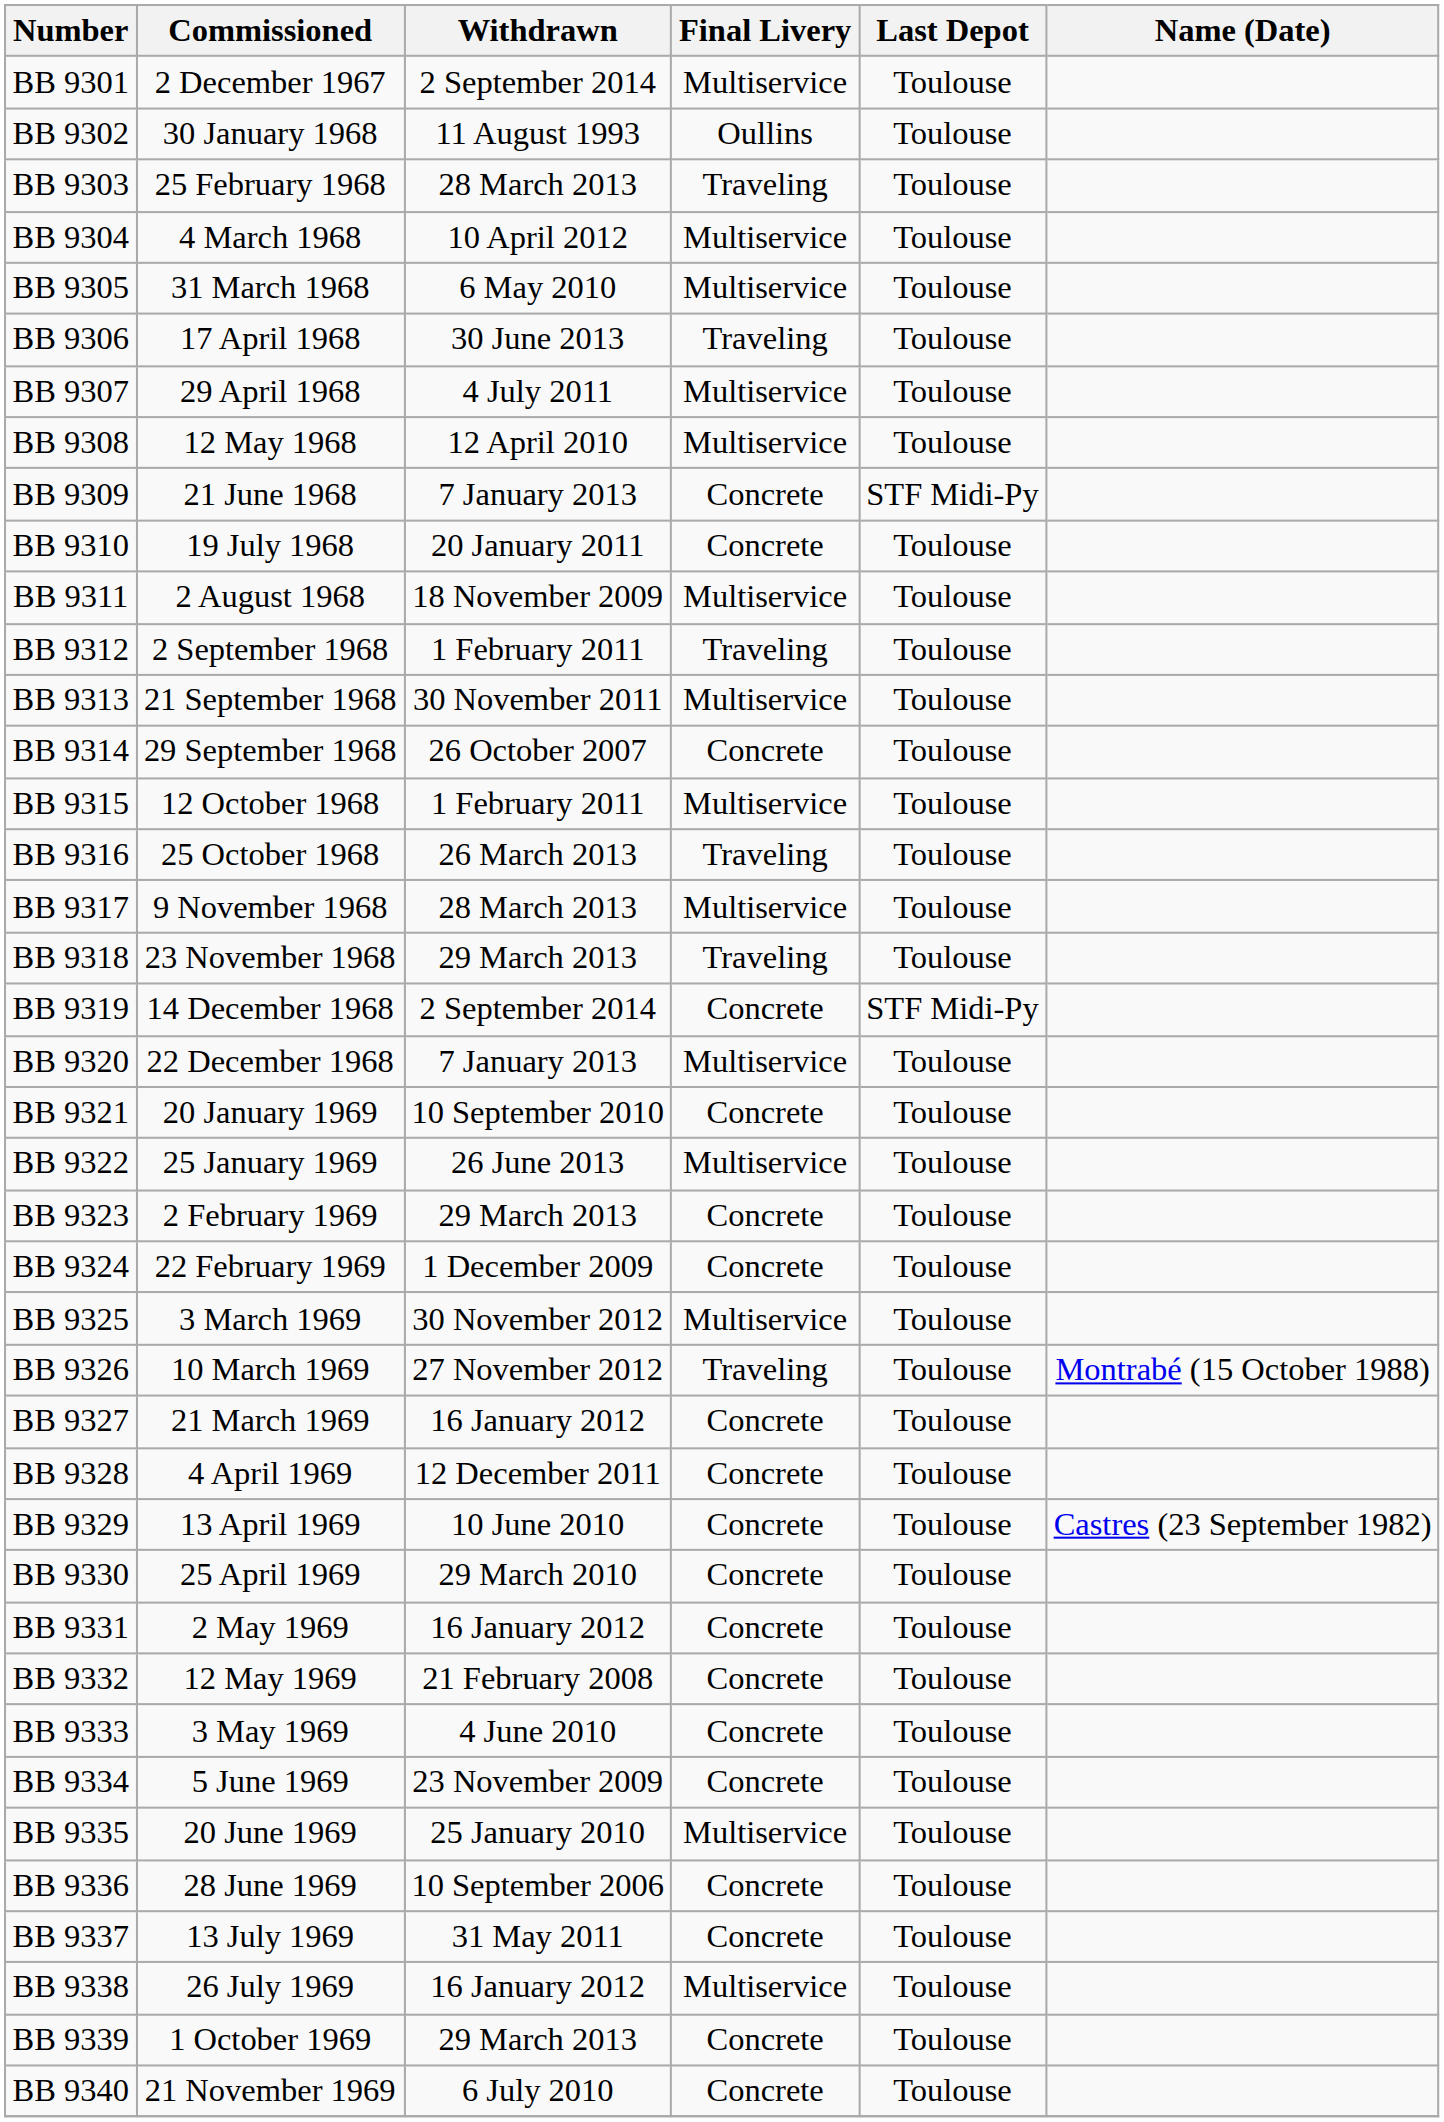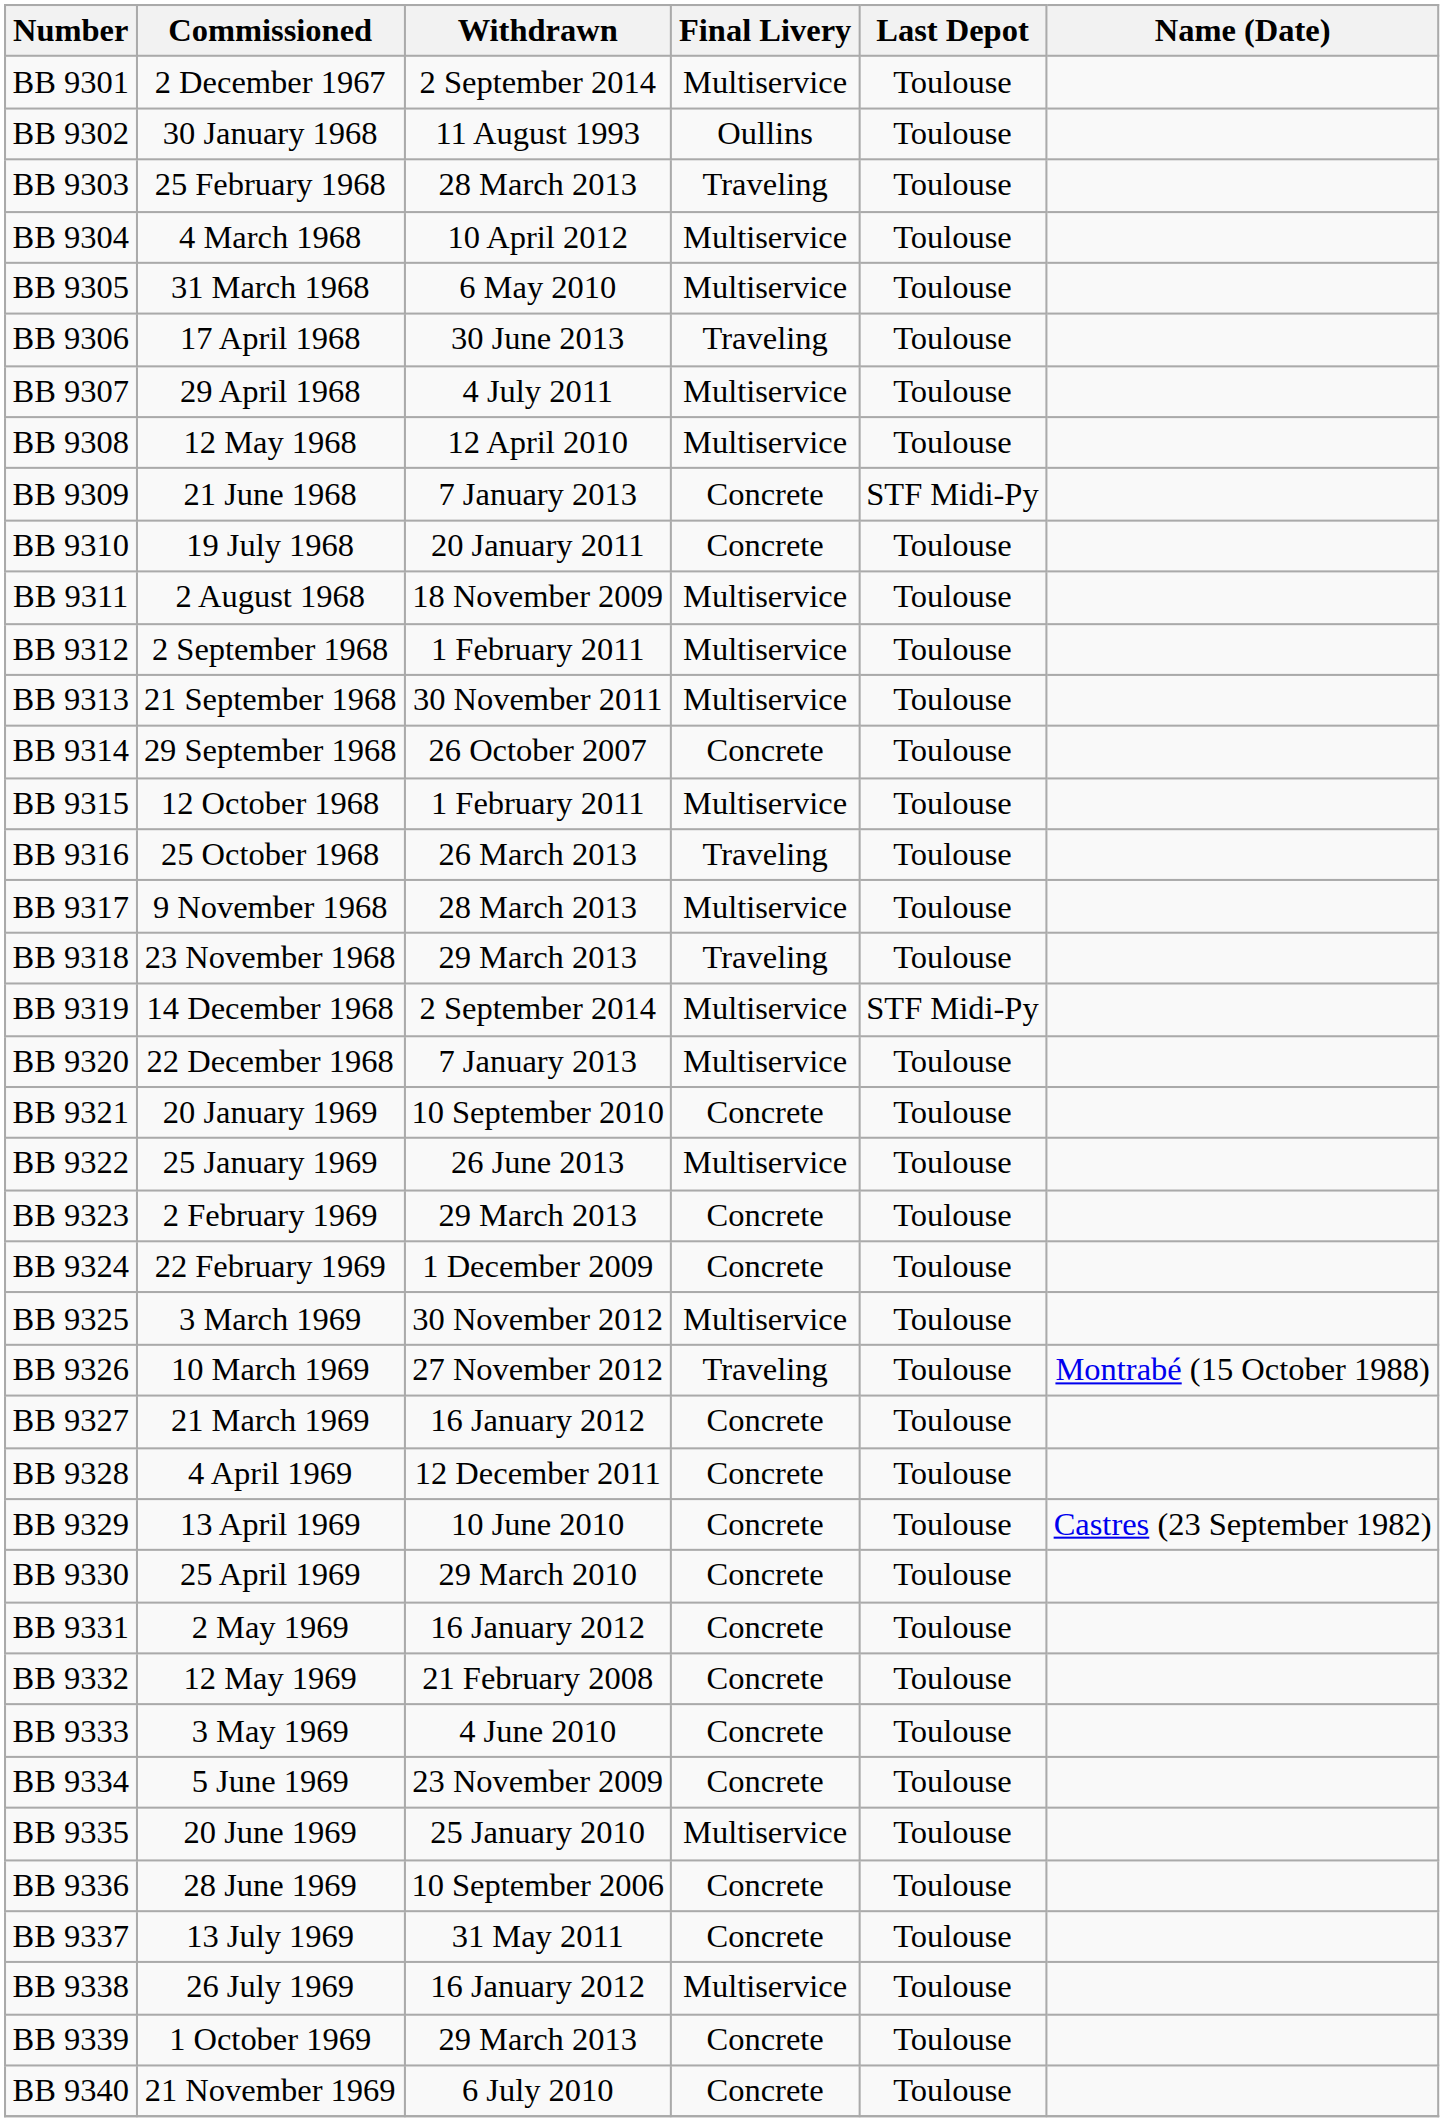(765, 648) Traveling -> (765, 648) Multiservice
(765, 1008) Concrete -> (765, 1008) Multiservice
